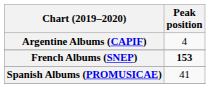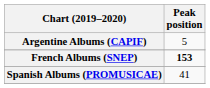(184, 41) 4 -> (184, 41) 5
